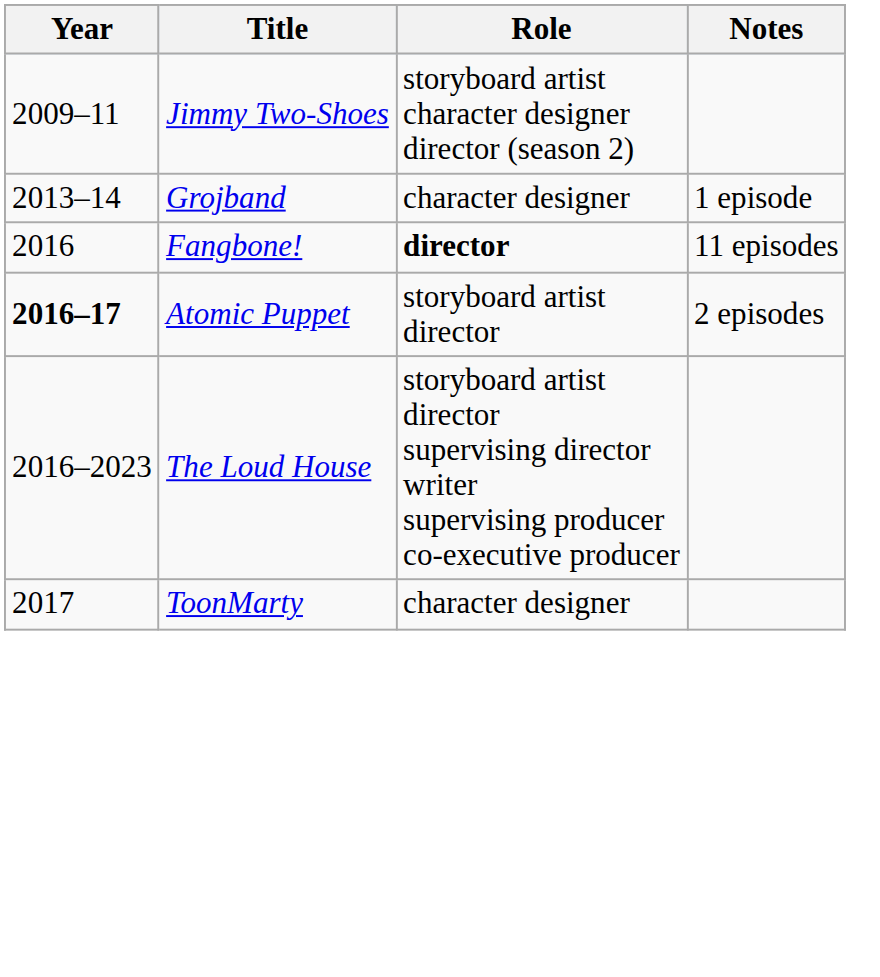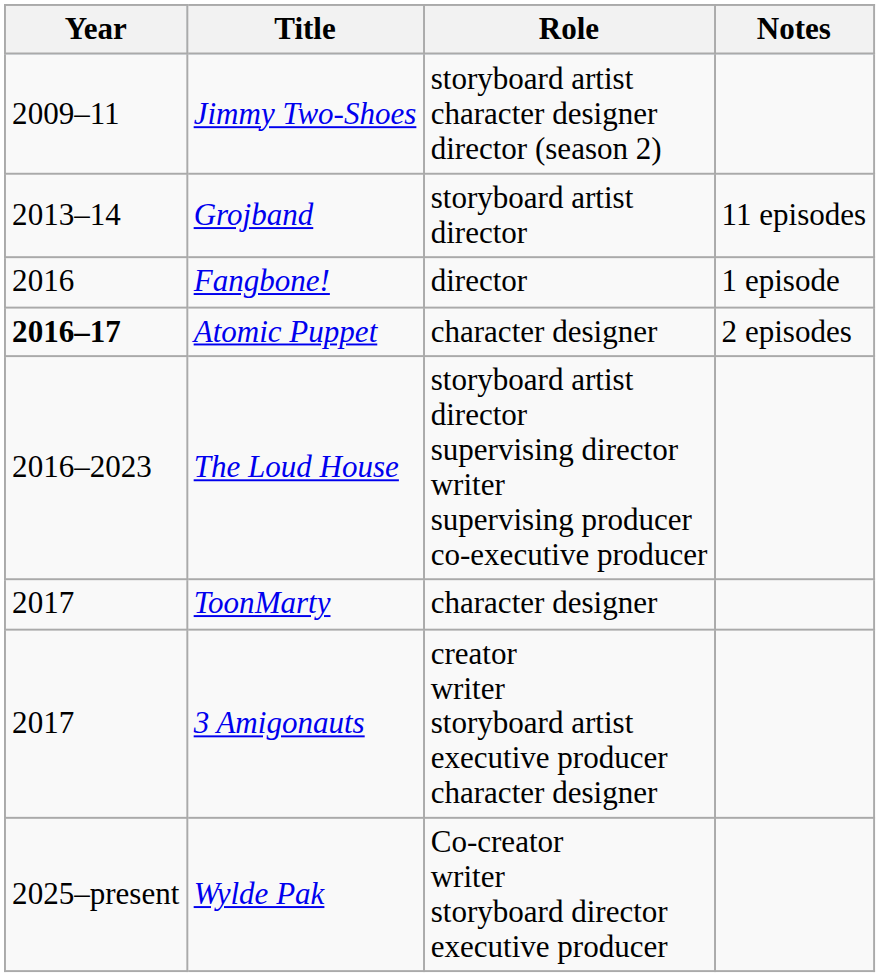(516, 197) character designer -> (532, 214) storyboard artist director
(753, 197) 1 episode -> (794, 214) 11 episodes
(456, 246) bold -> (479, 281) normal
(766, 246) 11 episodes -> (781, 281) 1 episode
(504, 313) storyboard artist director -> (544, 330) character designer
+ row: (279, 722)
+ row: (259, 894)
